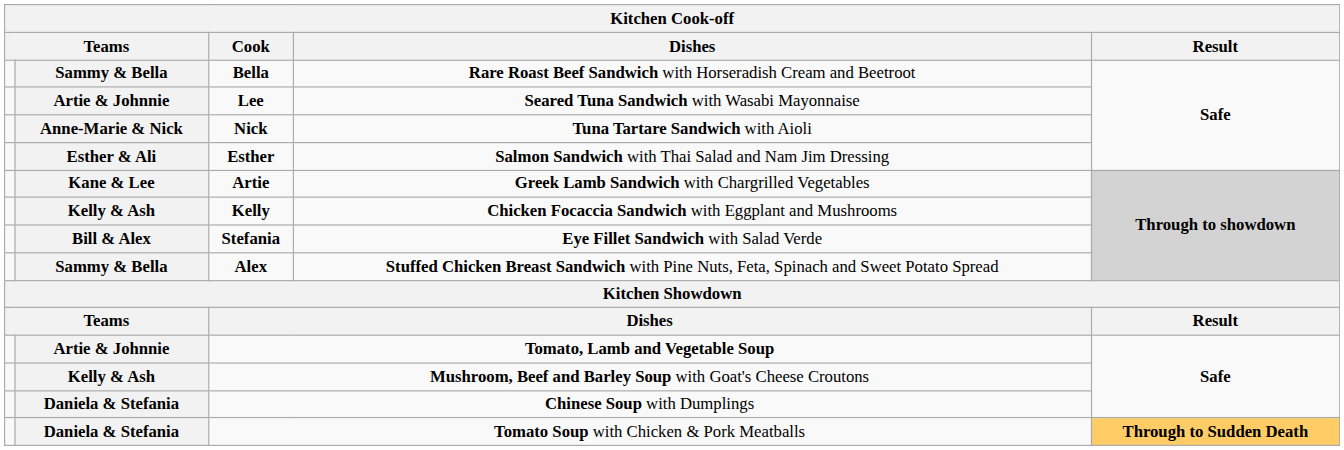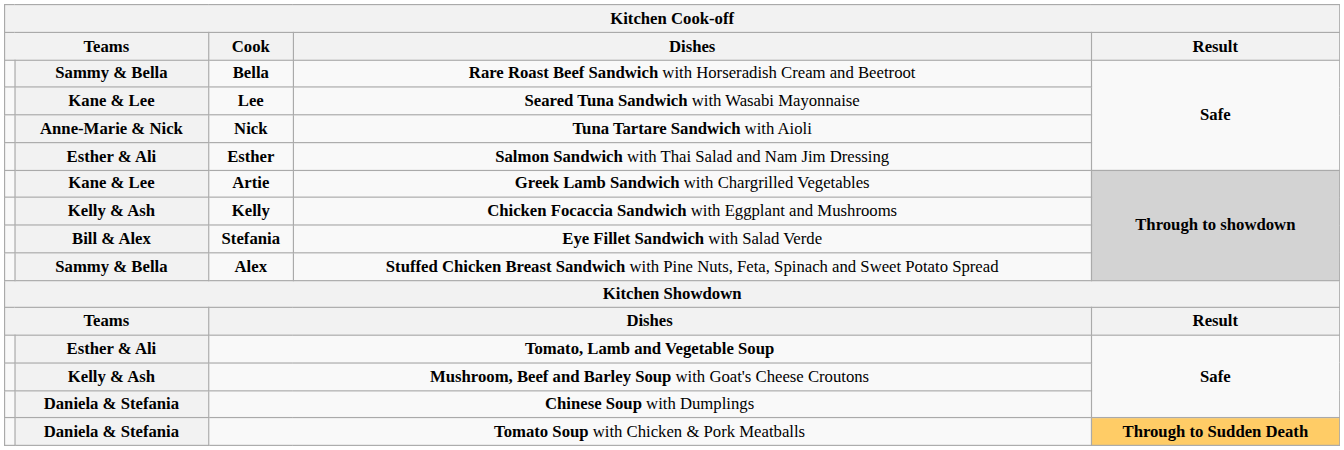(111, 101) Artie & Johnnie -> (111, 101) Kane & Lee
(111, 349) Artie & Johnnie -> (111, 349) Esther & Ali
